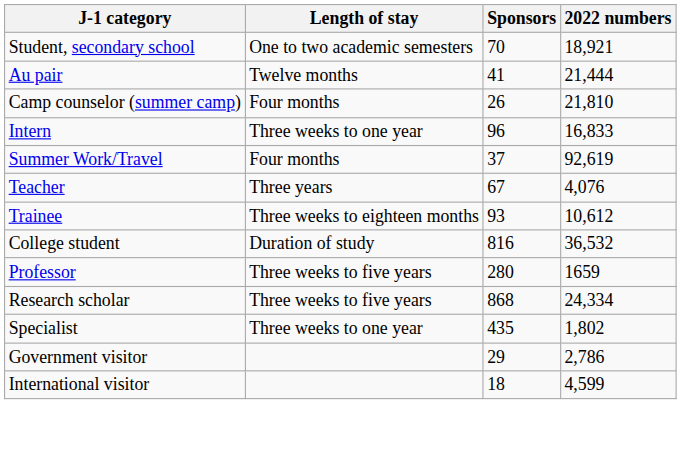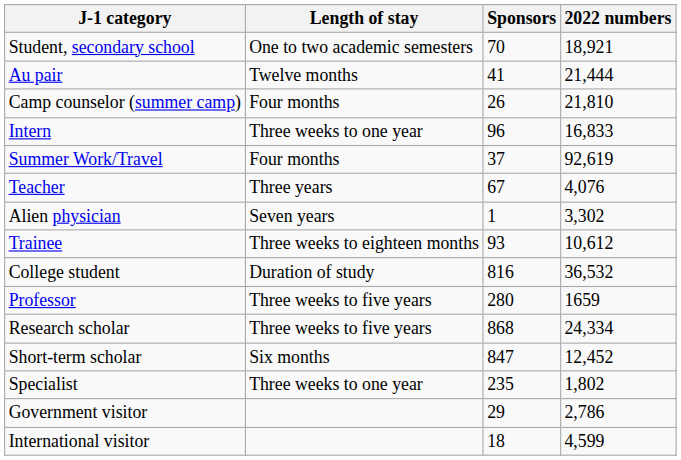+ row: (65, 215)
+ row: (75, 356)
(500, 328) 435 -> (500, 384) 235
